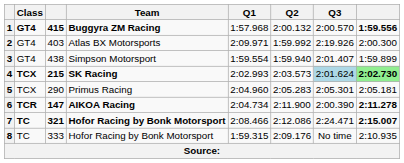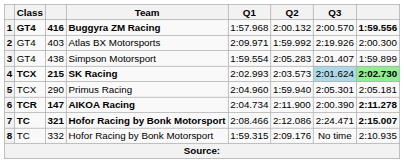(56, 27) 415 -> (56, 27) 416
(292, 58) 1:59.940 -> (292, 58) 2:05.283
(292, 89) 2:05.283 -> (292, 89) 1:59.940
(56, 135) 333 -> (56, 135) 332
